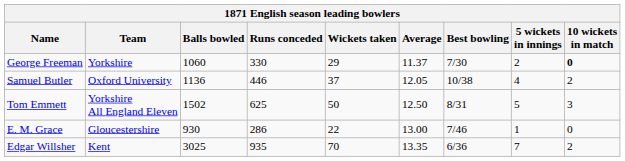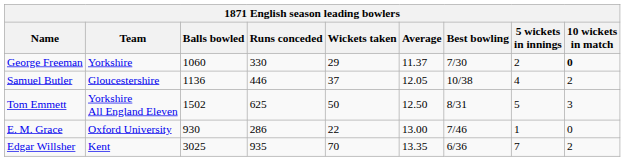(130, 80) Oxford University -> (124, 80) Gloucestershire
(124, 129) Gloucestershire -> (130, 129) Oxford University
